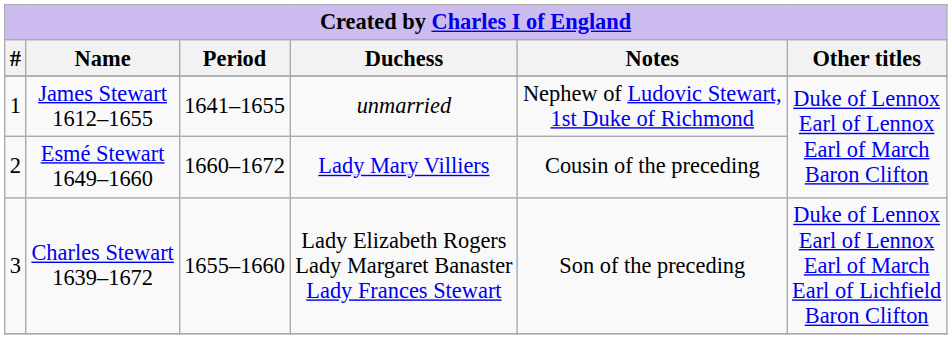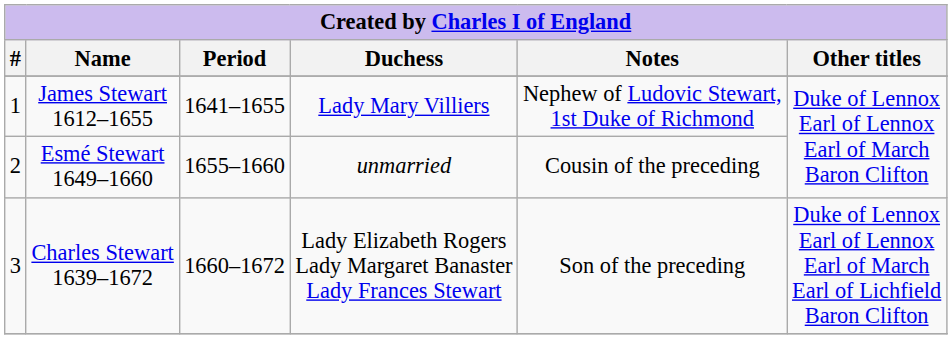(404, 105) unmarried -> (404, 105) Lady Mary Villiers
(235, 166) 1660–1672 -> (235, 166) 1655–1660
(404, 166) Lady Mary Villiers -> (404, 166) unmarried
(235, 265) 1655–1660 -> (235, 265) 1660–1672
